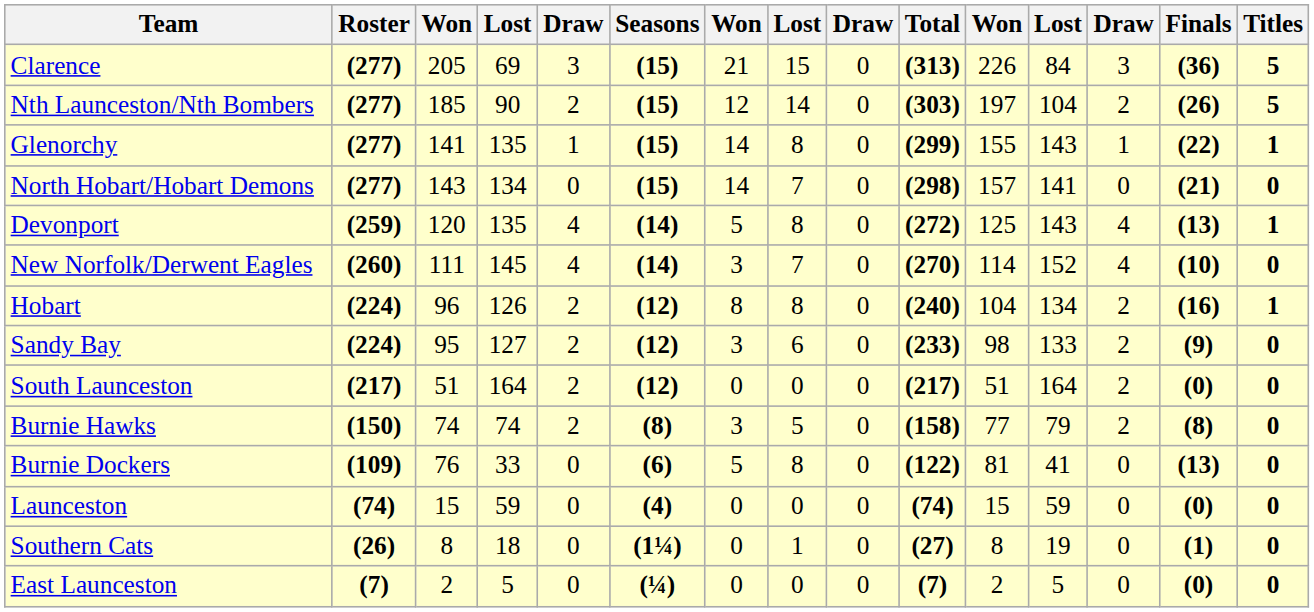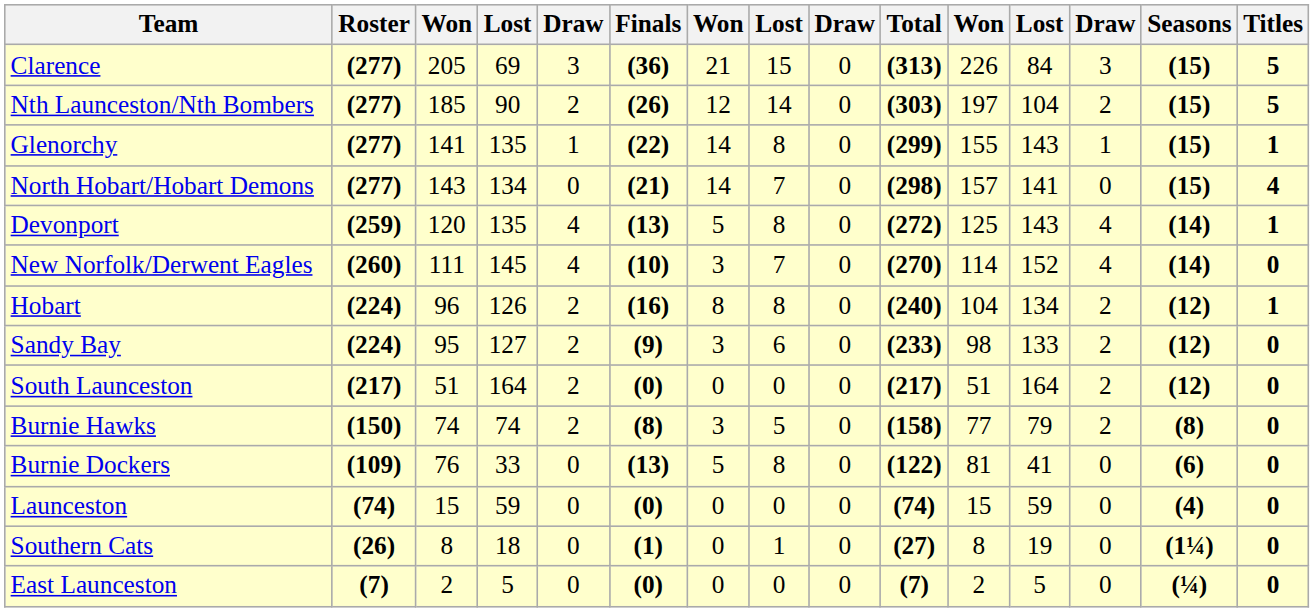columns swapped: (1199, 24) <-> (657, 24)
(1273, 184) 0 -> (1273, 184) 4
